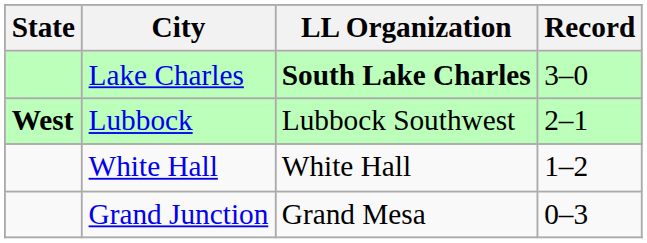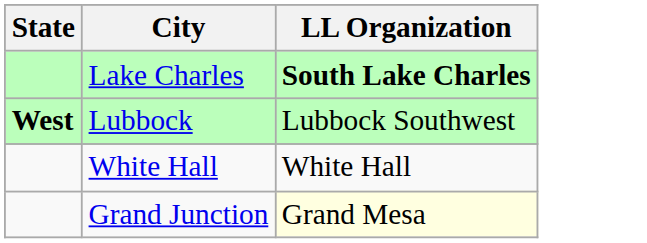- column: (590, 27)
(354, 213) no background -> (354, 213) lightyellow background
